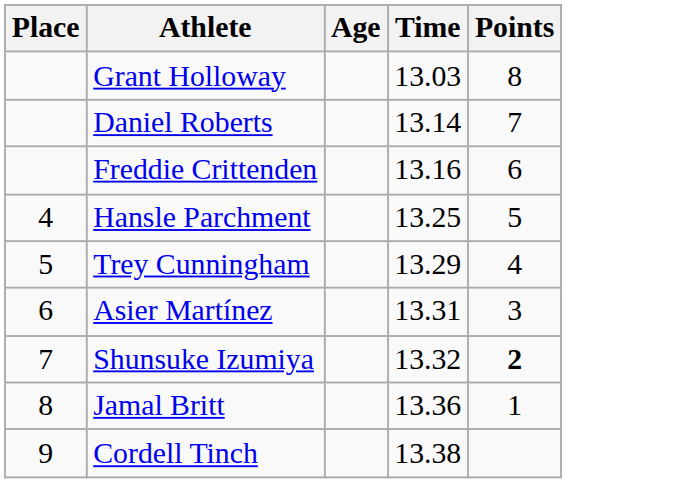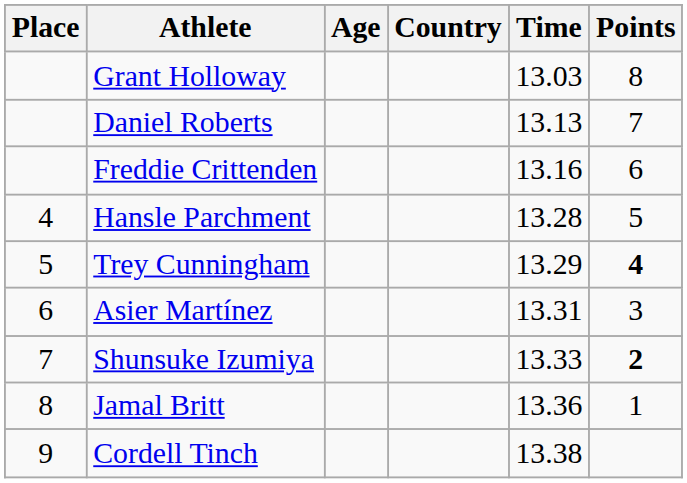+ column: (448, 28)
(428, 122) 13.14 -> (549, 122) 13.13
(428, 216) 13.25 -> (549, 216) 13.28
(515, 264) normal -> (636, 264) bold
(428, 358) 13.32 -> (549, 358) 13.33
